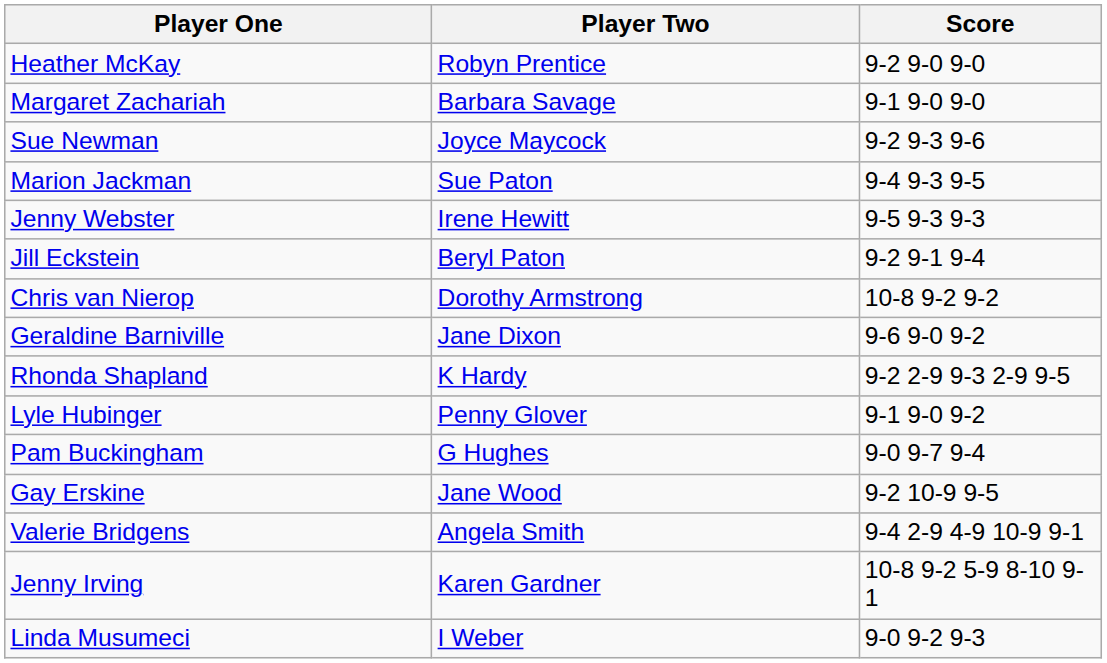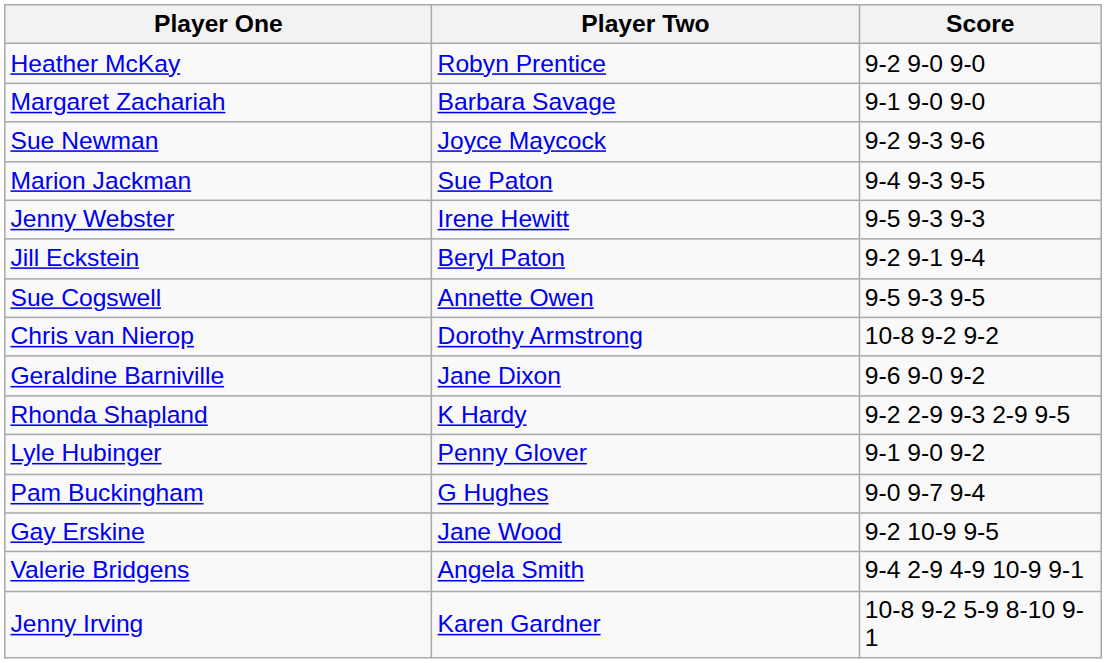+ row: (86, 297)
- row: (100, 637)
